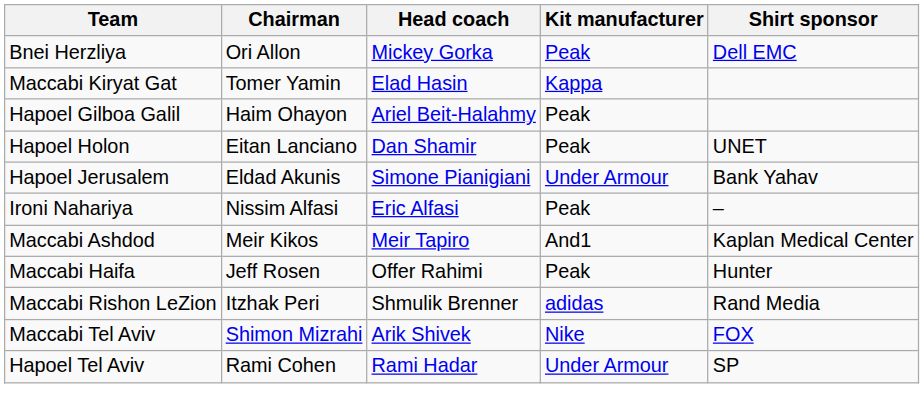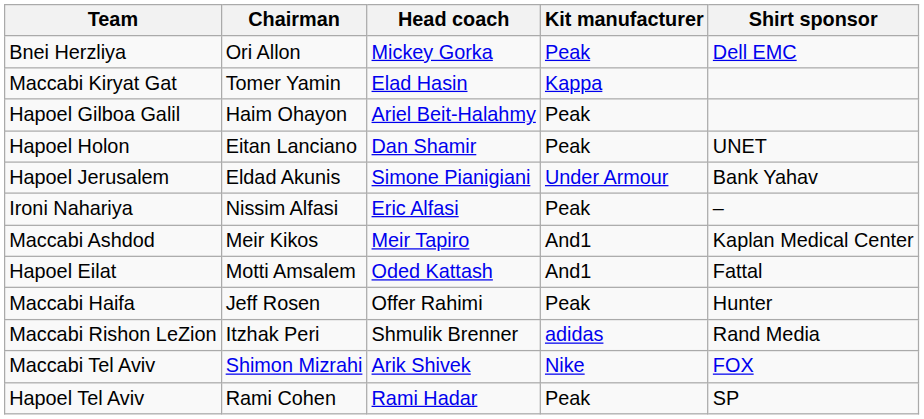+ row: (63, 271)
(607, 366) Under Armour -> (568, 397) Peak
